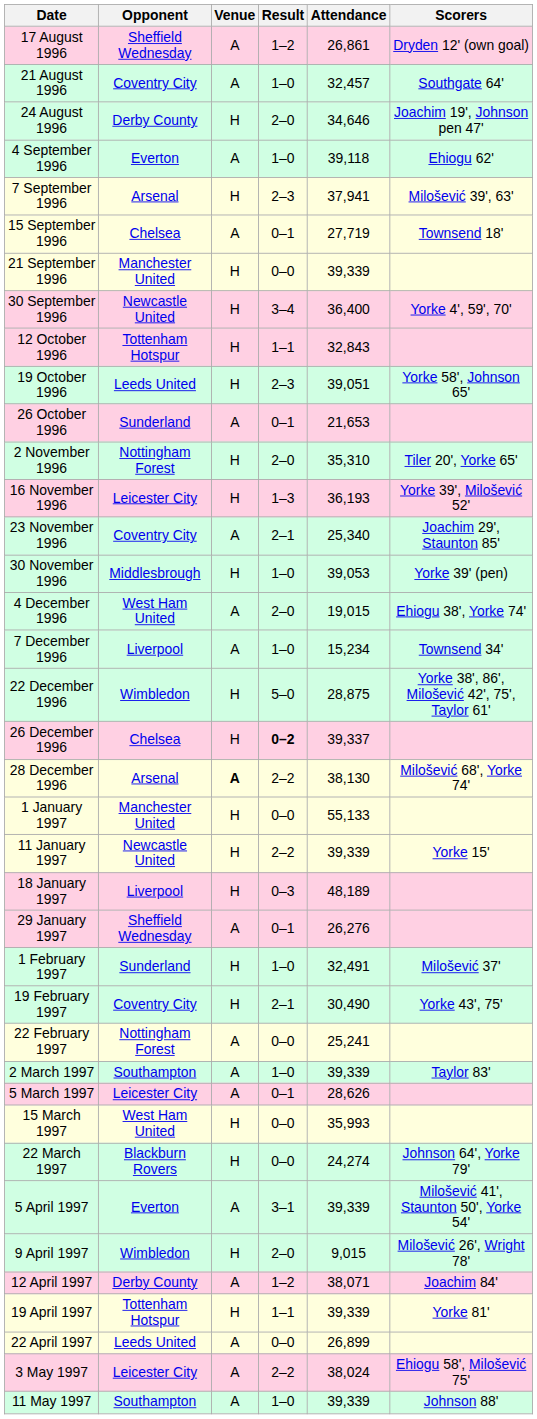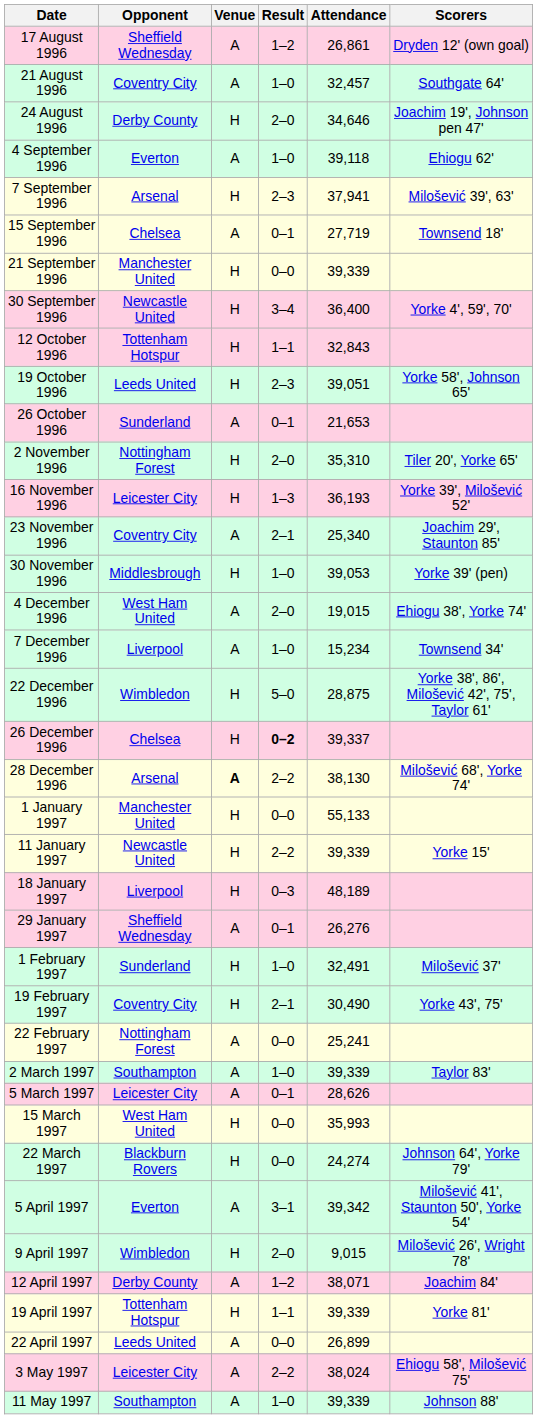(349, 1207) 39,339 -> (349, 1207) 39,342
